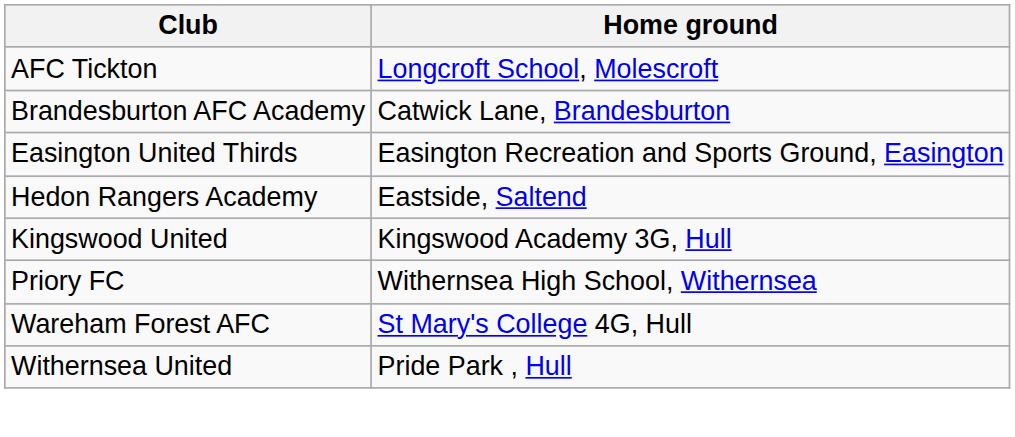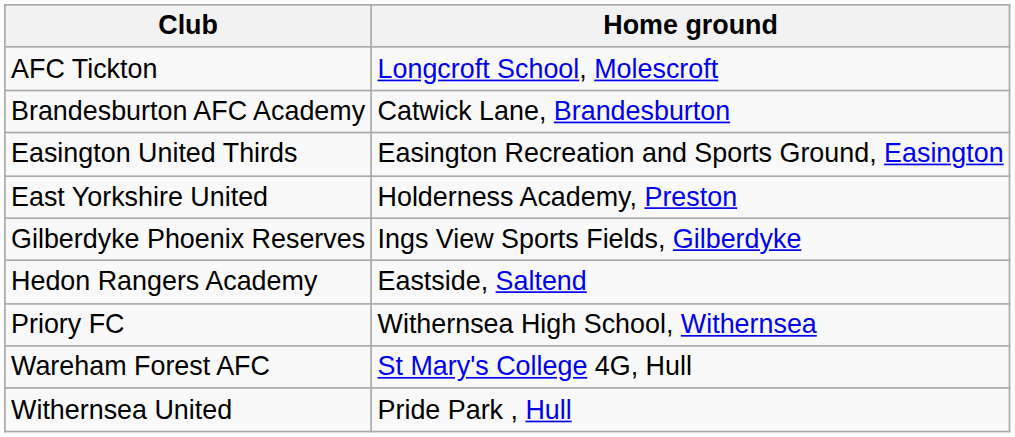+ row: (140, 196)
+ row: (188, 238)
- row: (119, 238)
